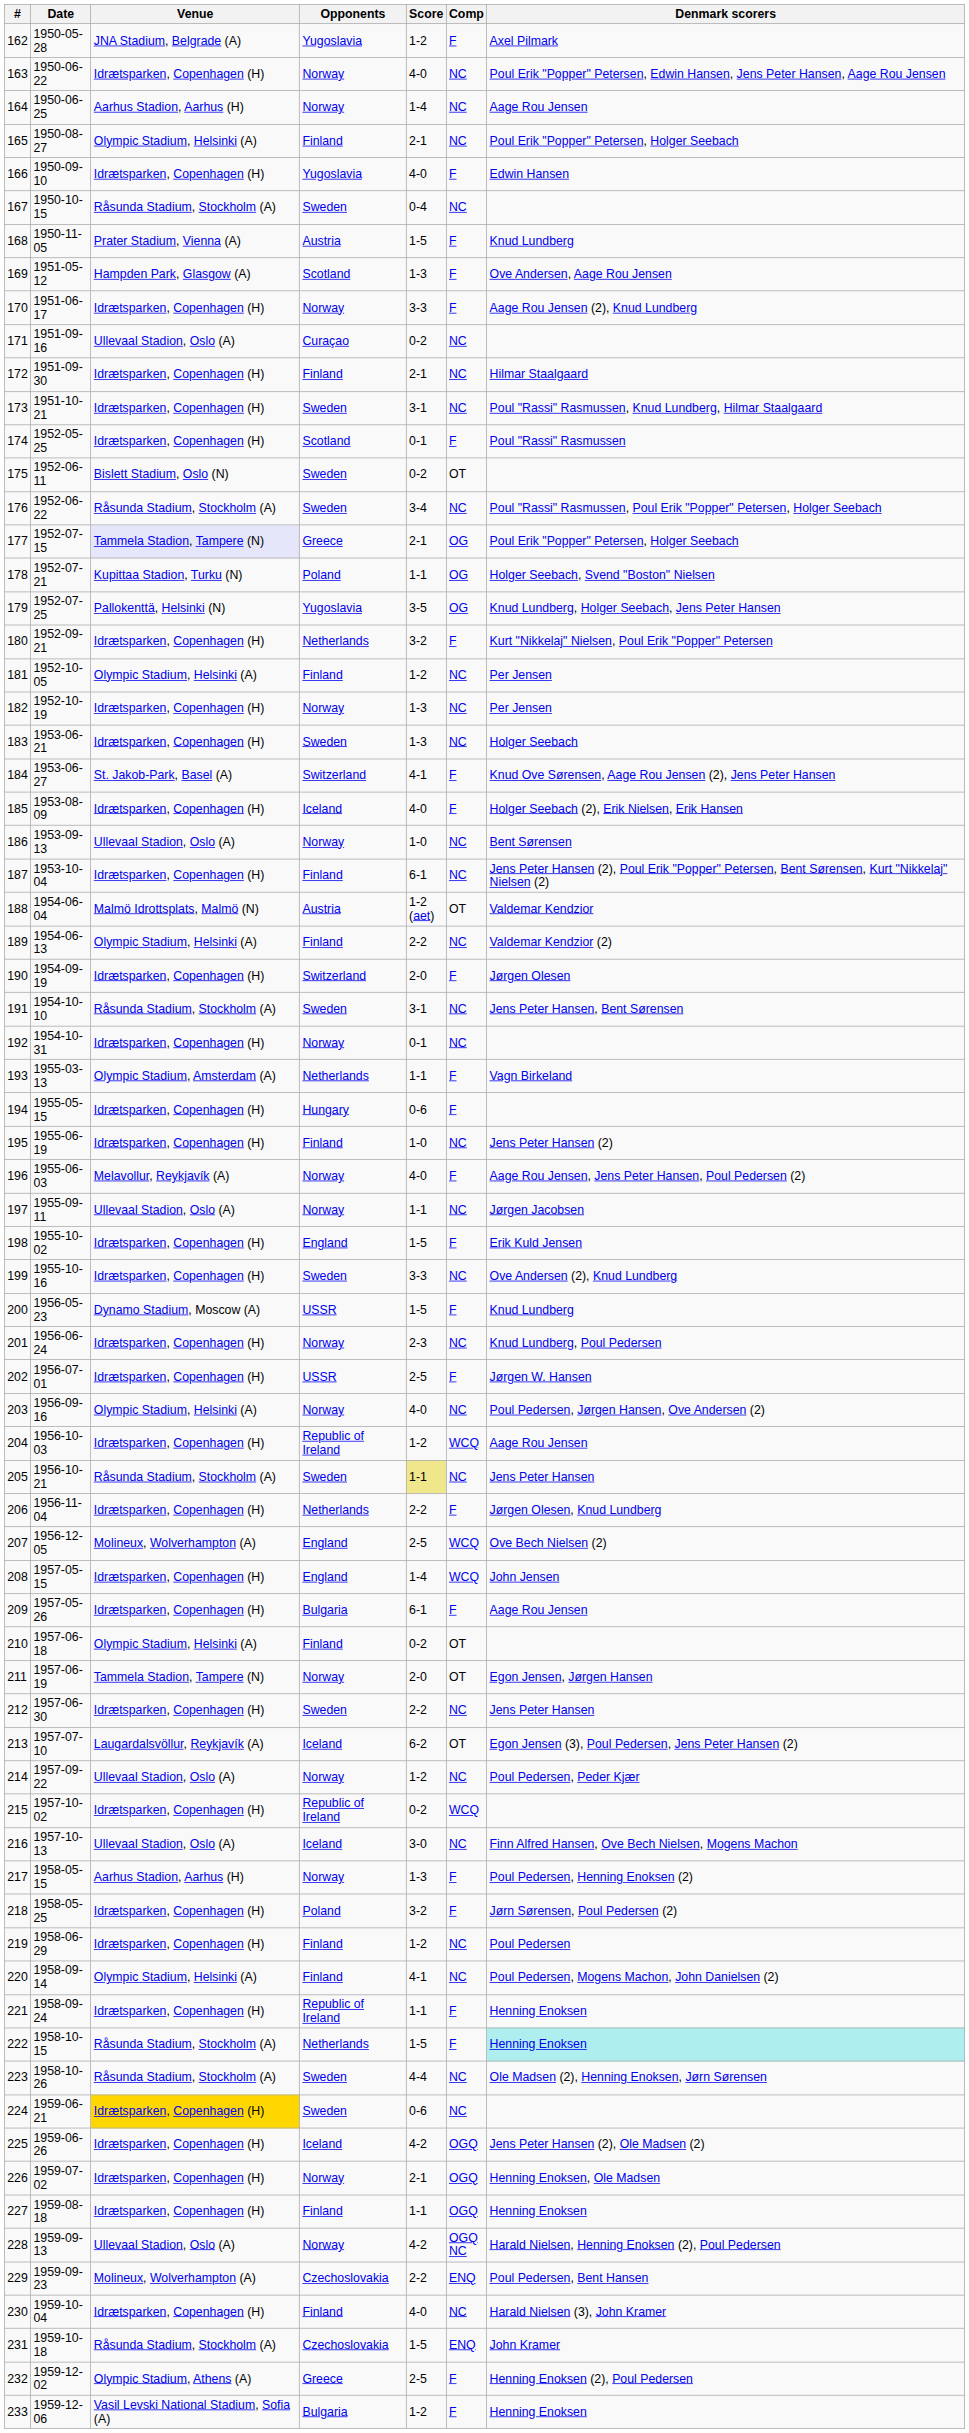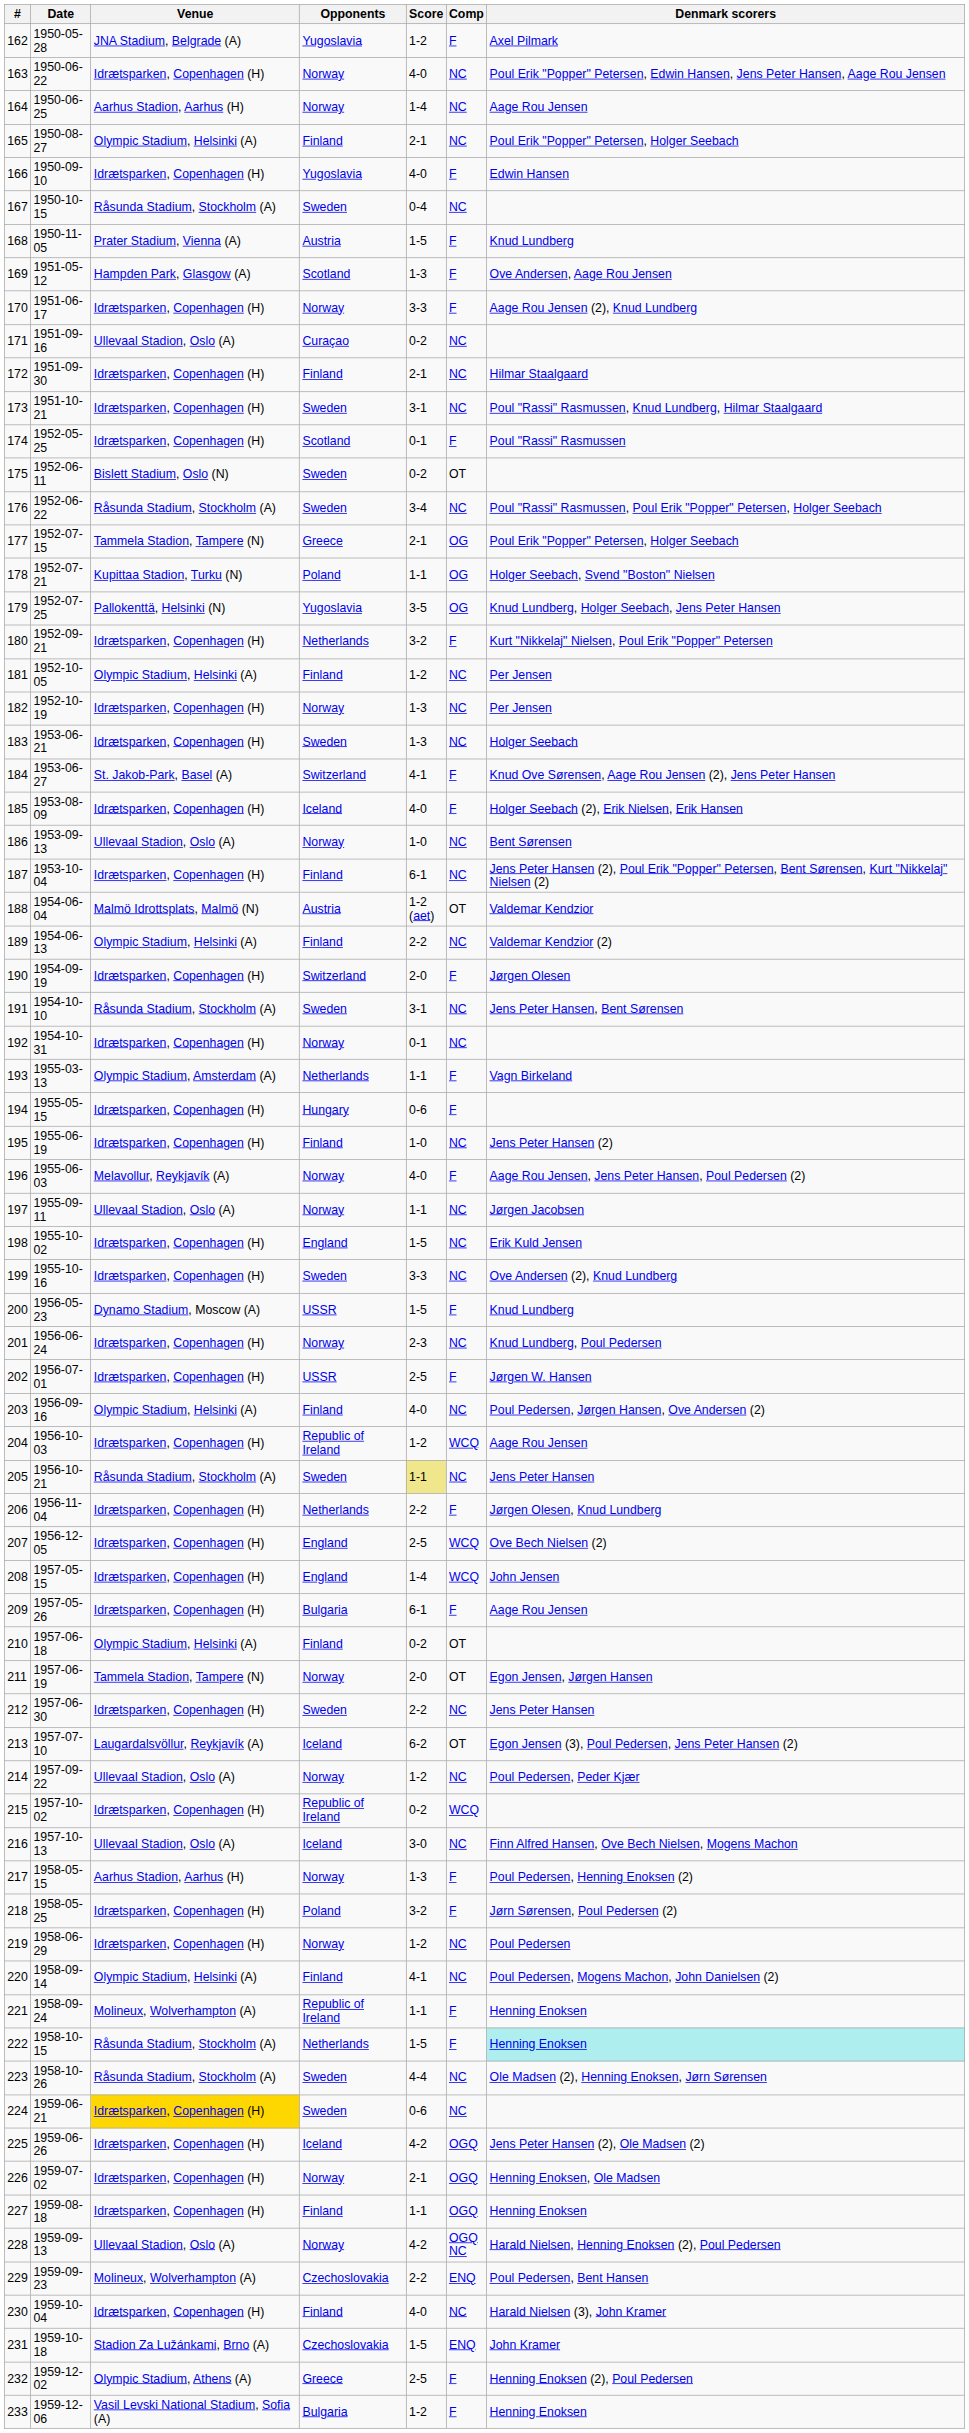(179, 541) lavender background -> (179, 541) no background
(453, 1243) F -> (458, 1243) NC
(323, 1410) Norway -> (323, 1410) Finland
(175, 1543) Molineux, Wolverhampton (A) -> (179, 1543) Idrætsparken, Copenhagen (H)
(323, 1944) Finland -> (323, 1944) Norway
(179, 2011) Idrætsparken, Copenhagen (H) -> (175, 2011) Molineux, Wolverhampton (A)
(185, 2345) Råsunda Stadium, Stockholm (A) -> (181, 2345) Stadion Za Lužánkami, Brno (A)
